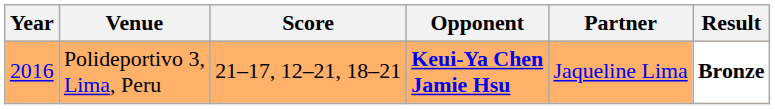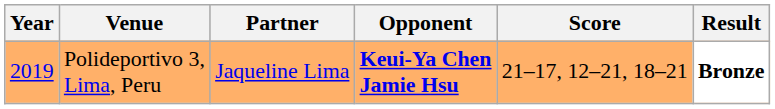columns swapped: (621, 22) <-> (308, 22)
(32, 71) 2016 -> (32, 71) 2019
